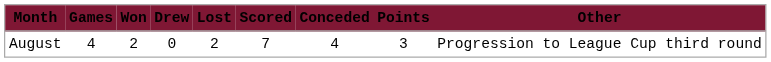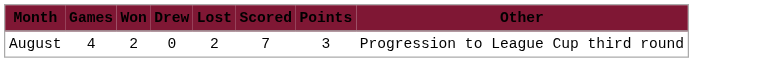- column: (335, 18)
